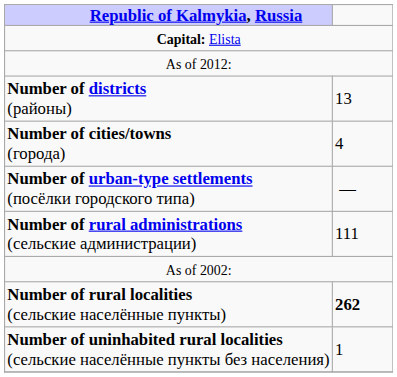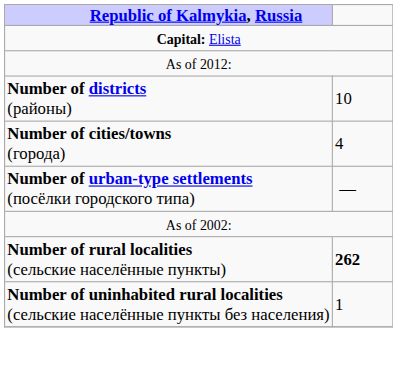(343, 98) 13 -> (343, 98) 10
- row: (125, 233)
